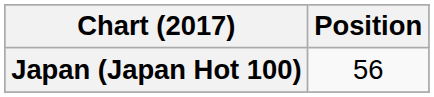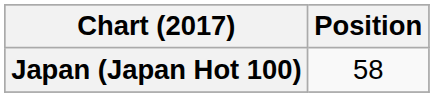(368, 69) 56 -> (368, 69) 58
